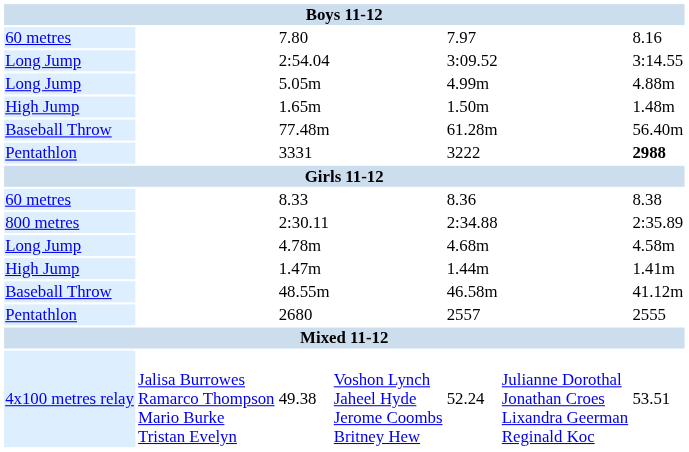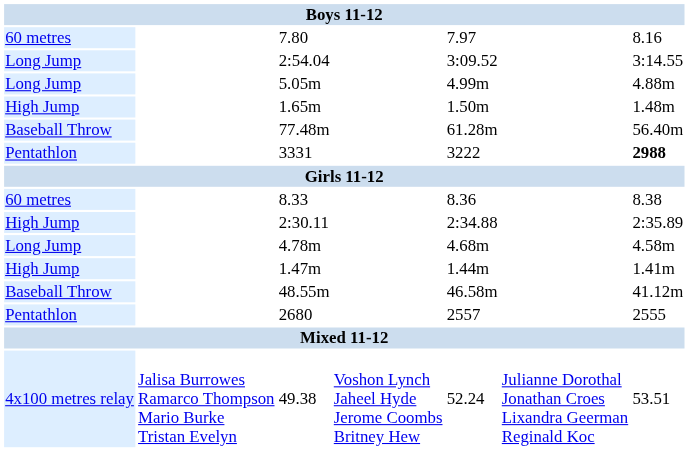(42, 222) 800 metres -> (42, 222) High Jump
